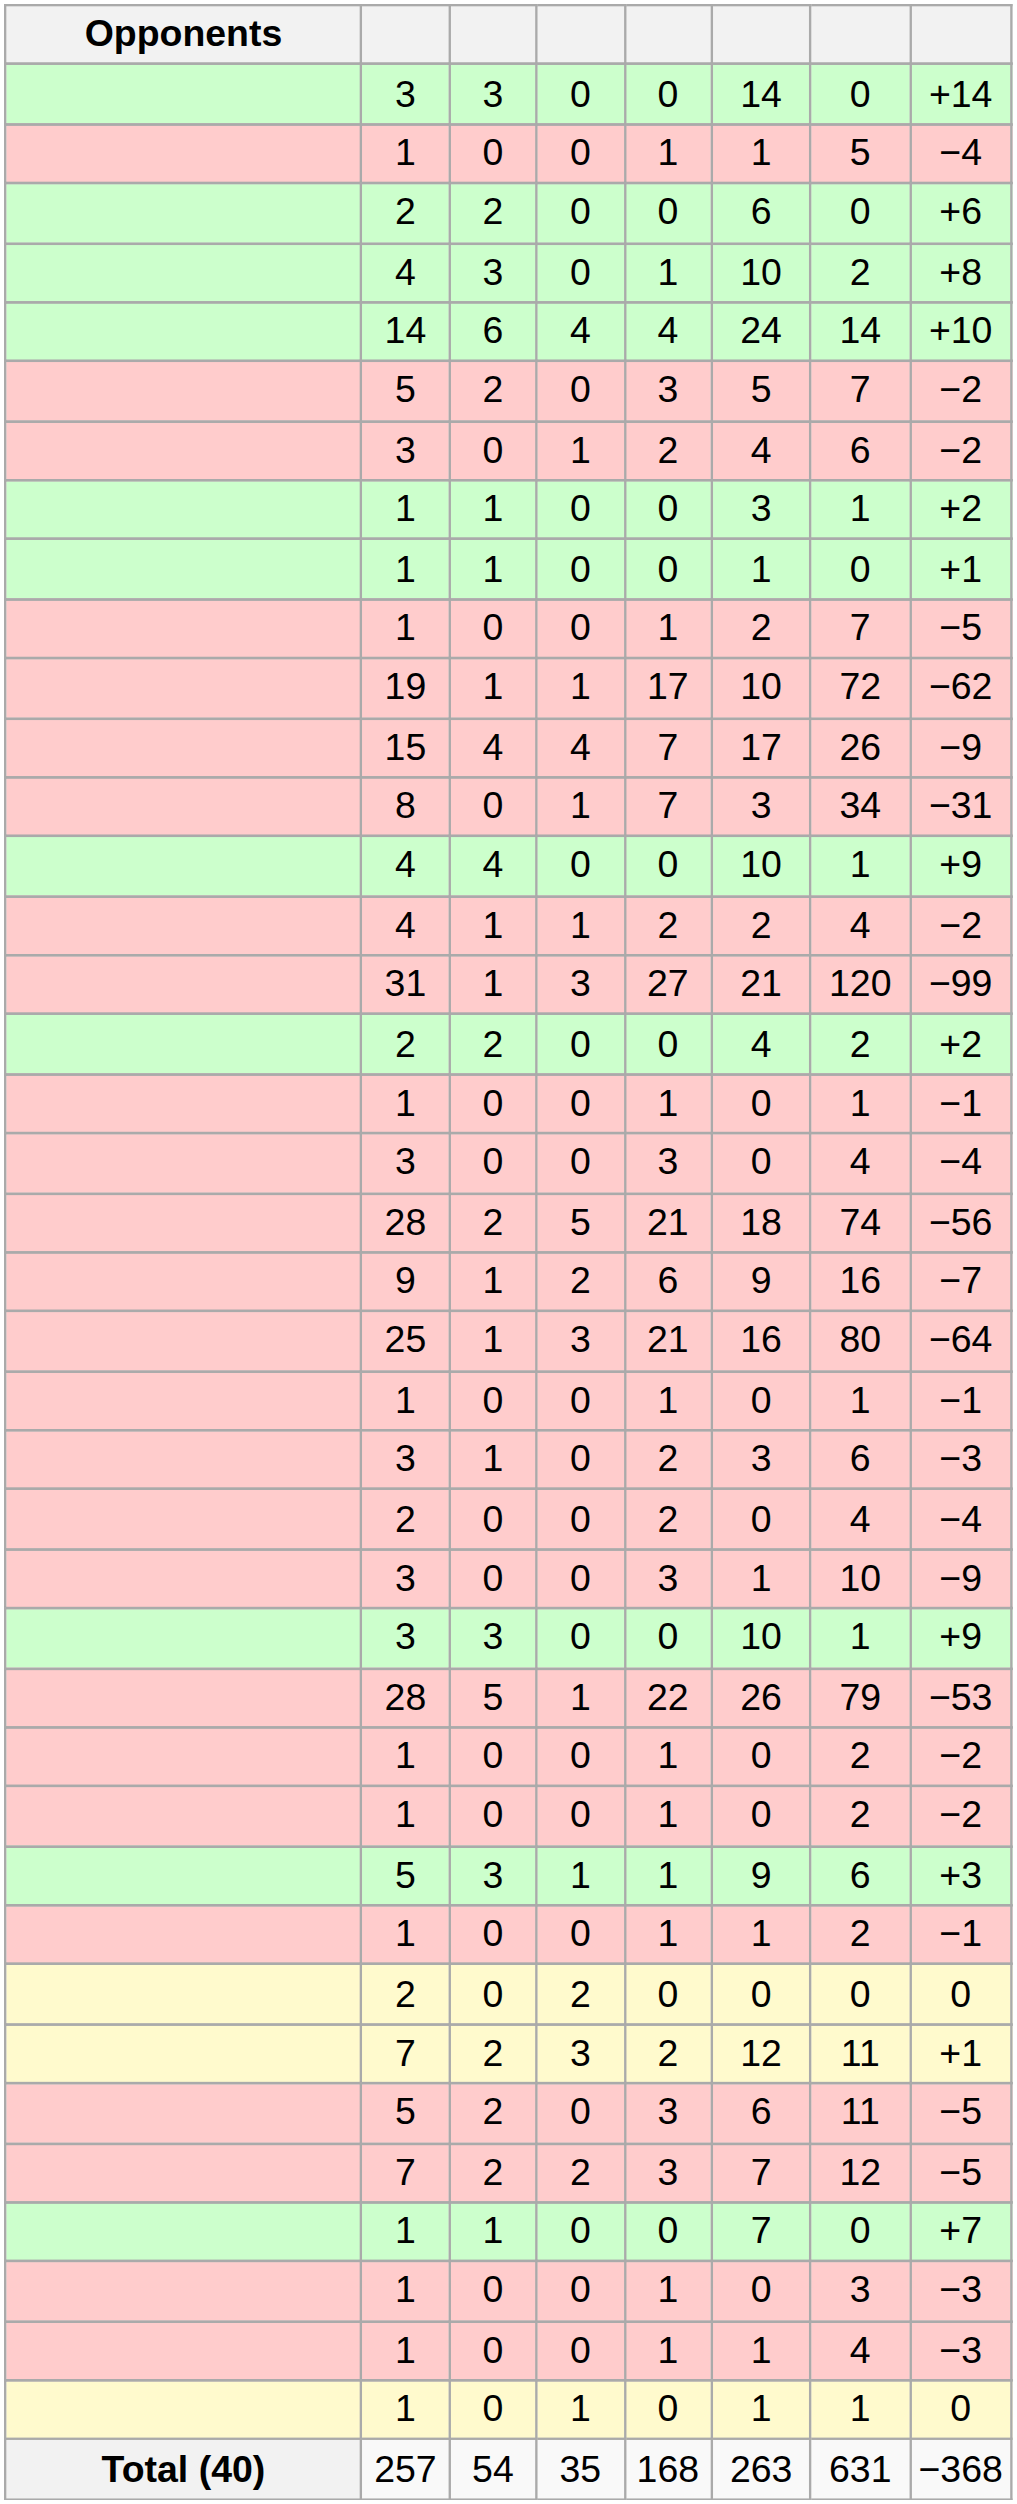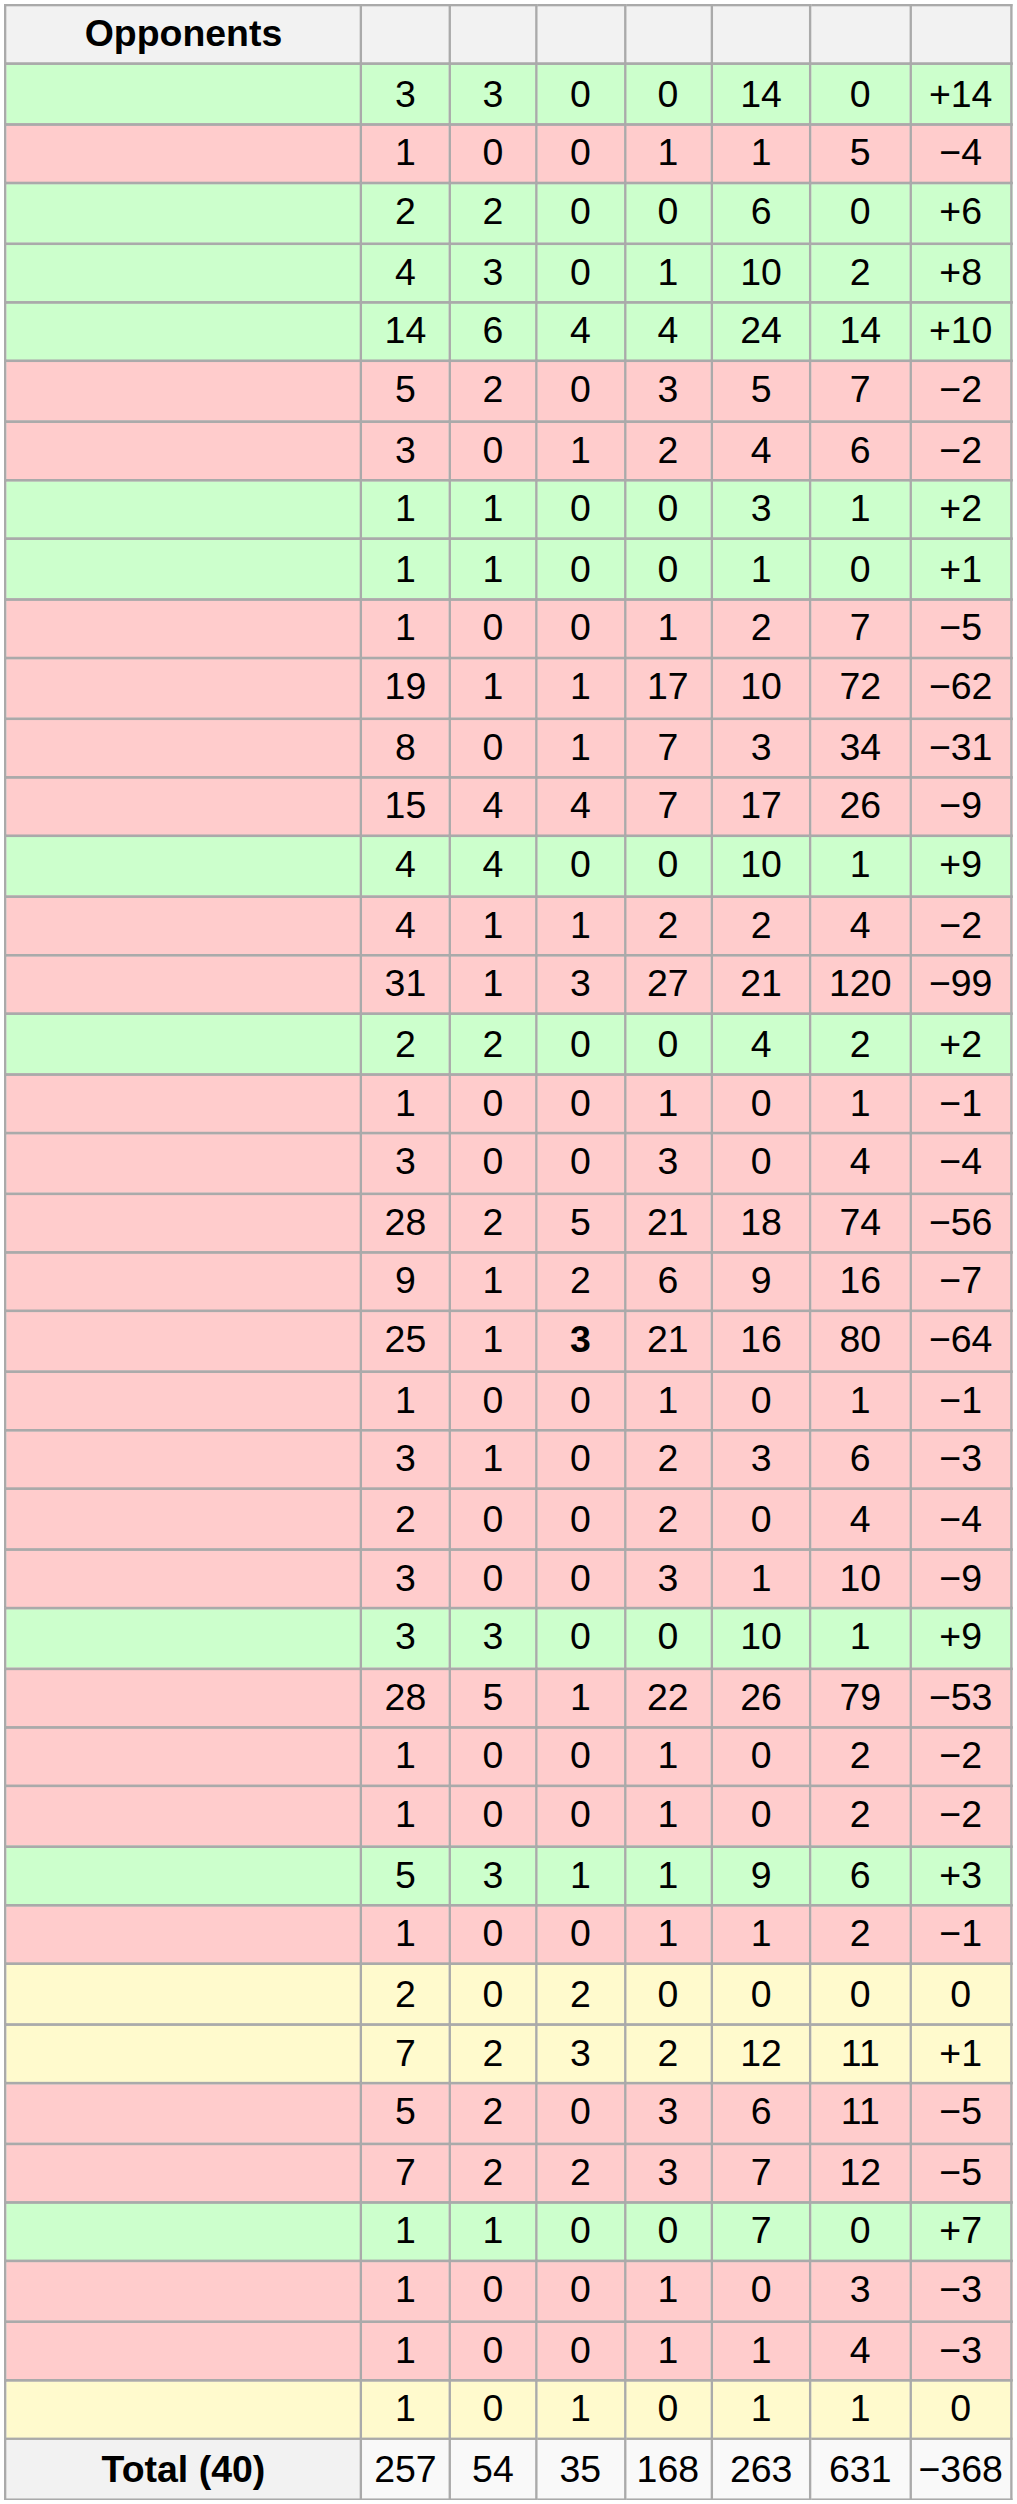rows swapped: (405, 746) <-> (405, 806)
(580, 1340) normal -> (580, 1340) bold
